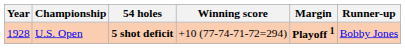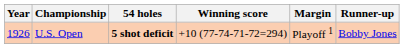(18, 33) 1928 -> (18, 33) 1926
(313, 33) bold -> (313, 33) normal
